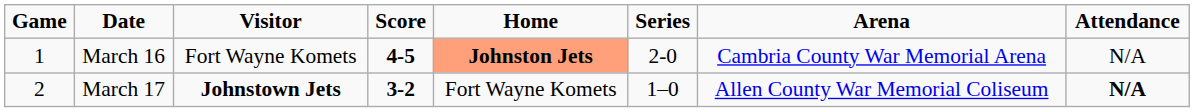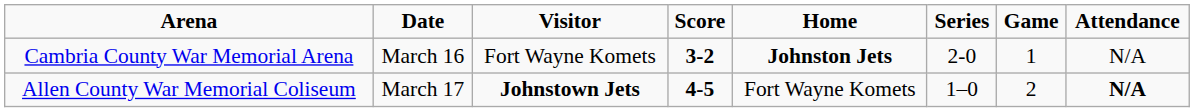columns swapped: (39, 21) <-> (882, 21)
(401, 55) 4-5 -> (700, 55) 3-2
(531, 55) lightsalmon background -> (830, 55) no background
(401, 89) 3-2 -> (700, 89) 4-5
